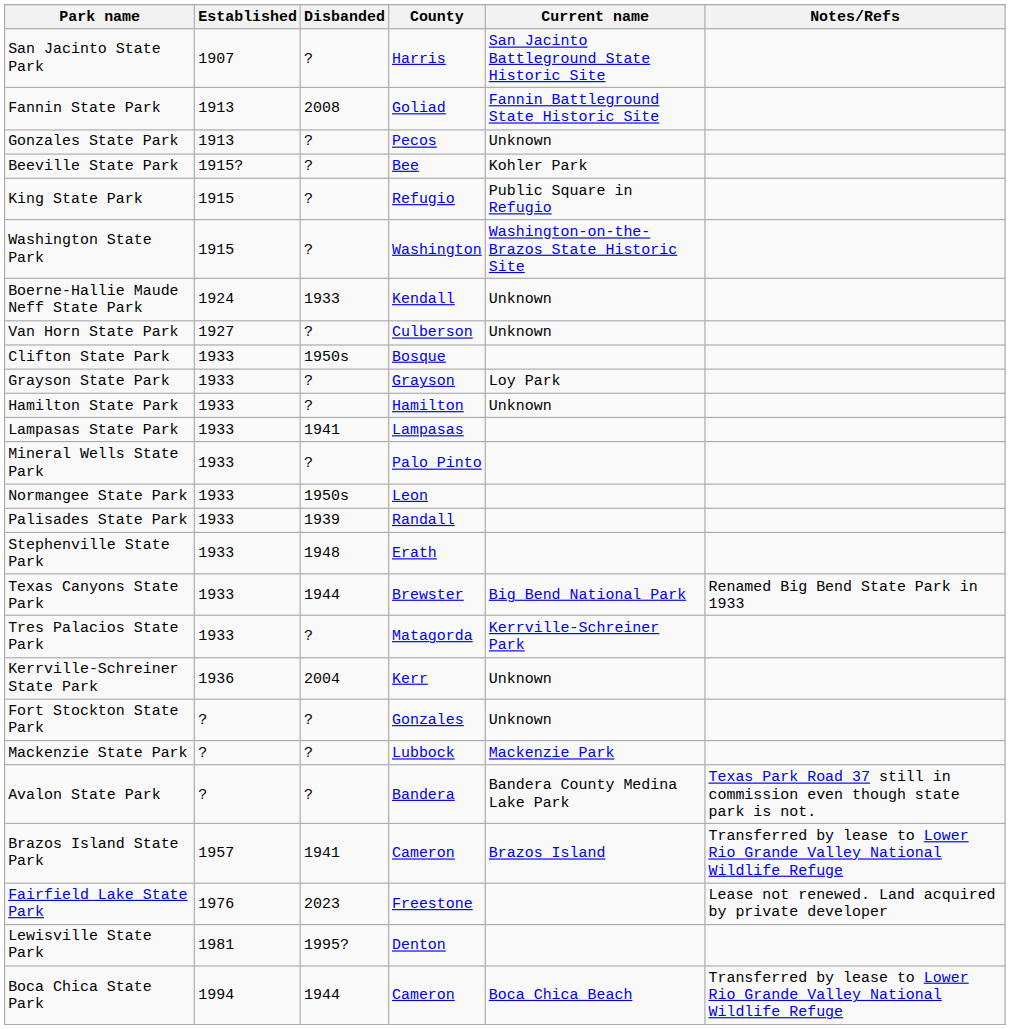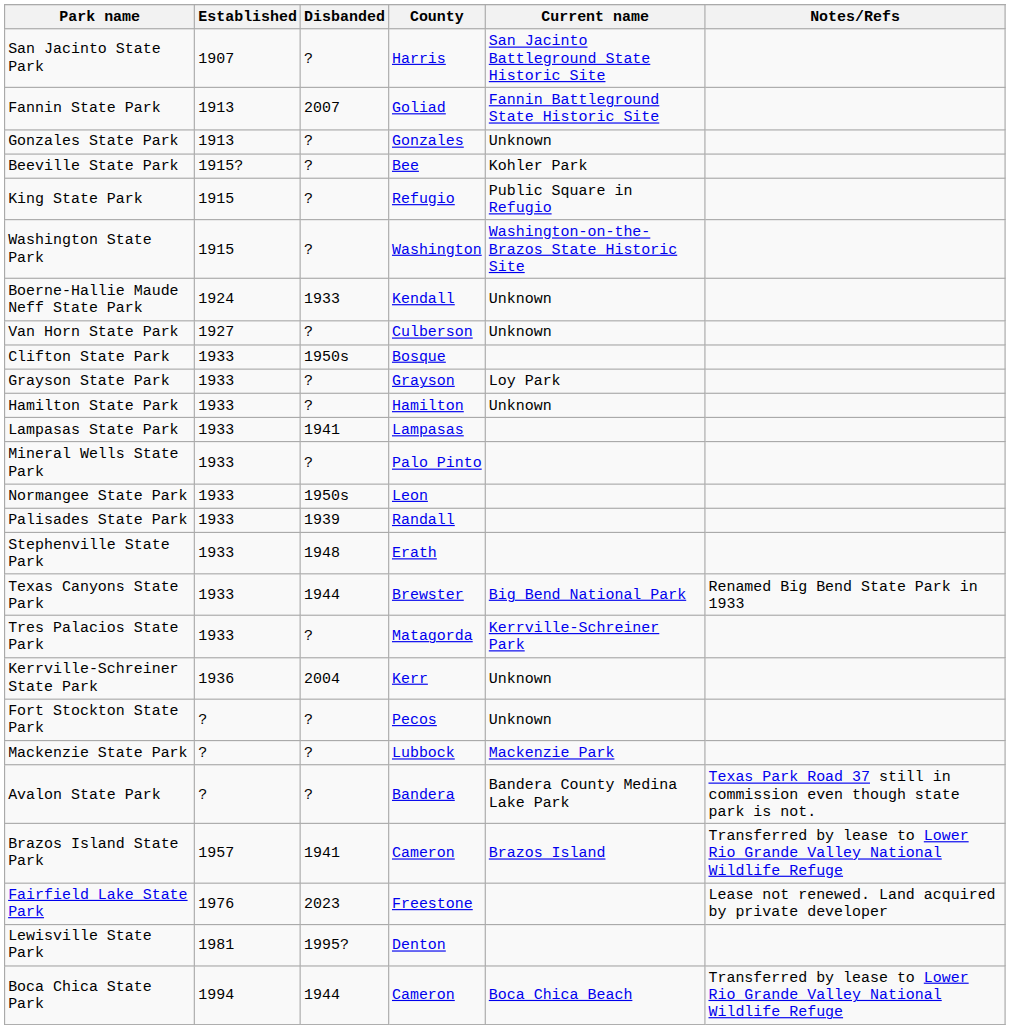(322, 109) 2008 -> (322, 109) 2007
(414, 142) Pecos -> (428, 142) Gonzales
(428, 720) Gonzales -> (414, 720) Pecos
